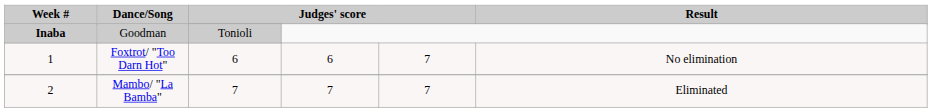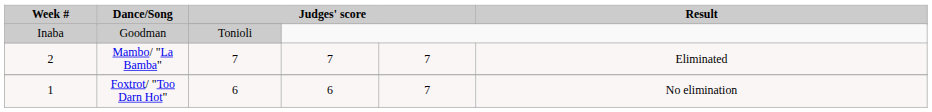(51, 33) bold -> (51, 33) normal
rows swapped: (143, 58) <-> (143, 91)
